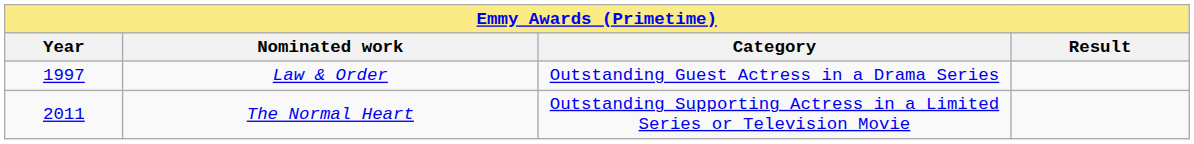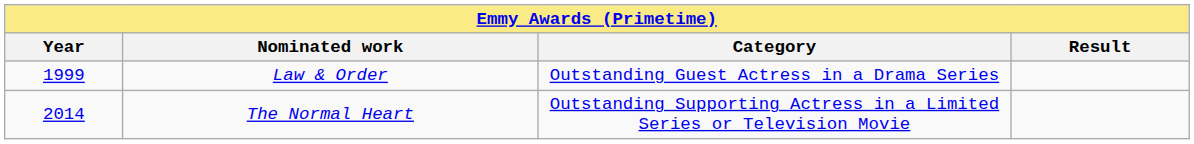(64, 76) 1997 -> (64, 76) 1999
(64, 114) 2011 -> (64, 114) 2014
